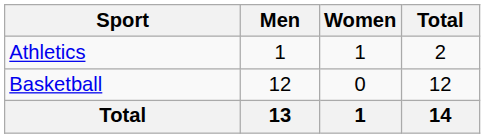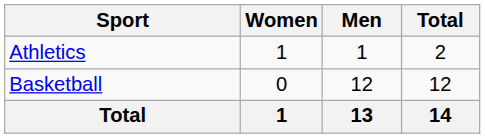columns swapped: (280, 20) <-> (360, 20)
